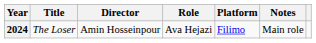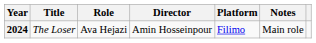columns swapped: (189, 12) <-> (120, 12)
